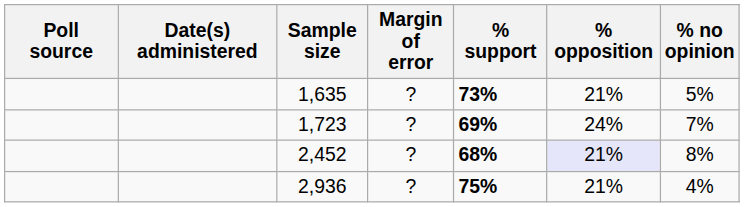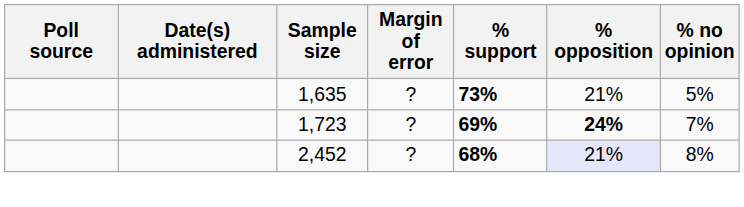(604, 124) normal -> (604, 124) bold
- row: (322, 186)
